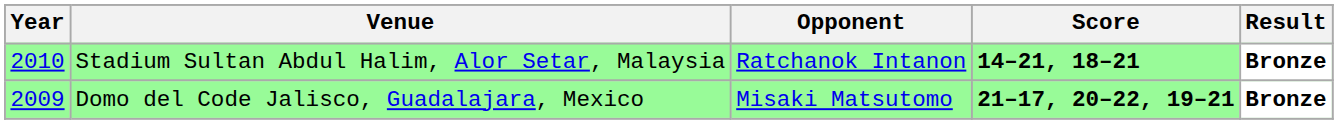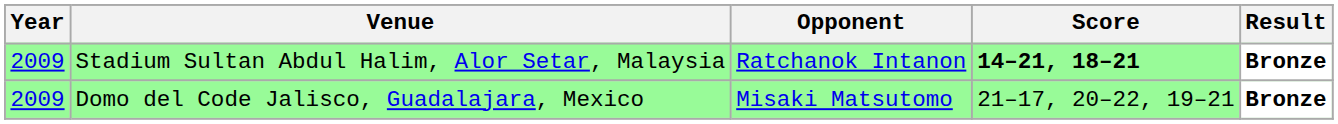(38, 62) 2010 -> (38, 62) 2009
(1106, 99) bold -> (1106, 99) normal
